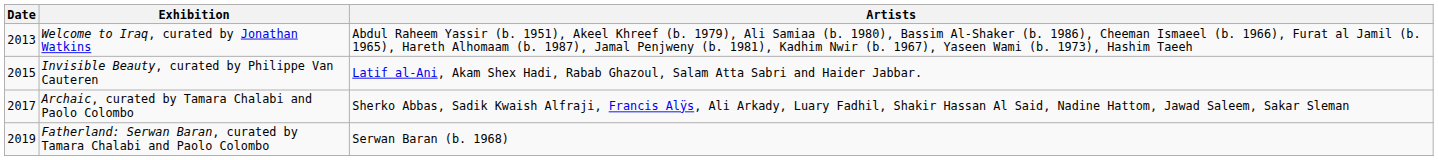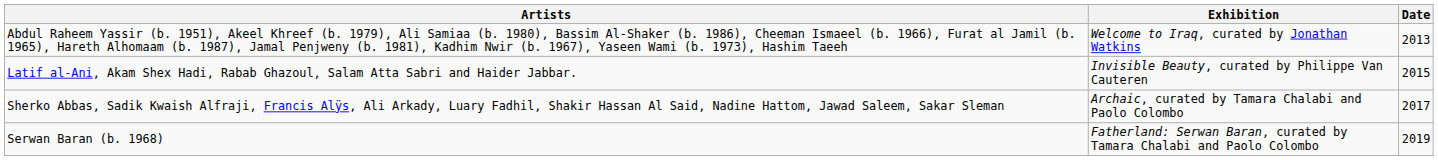columns swapped: (22, 14) <-> (891, 14)
